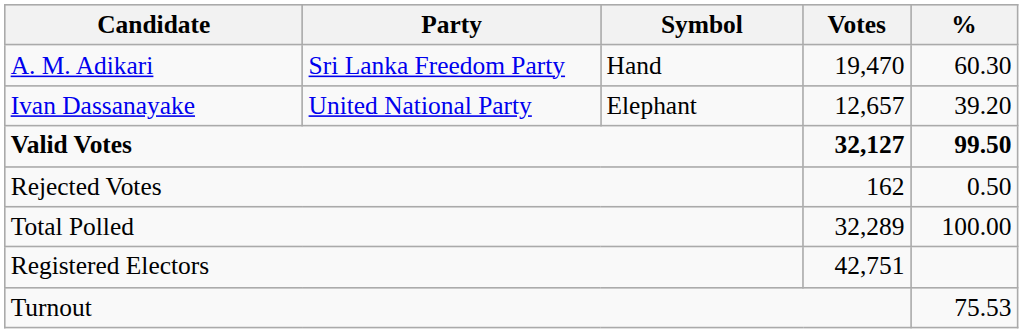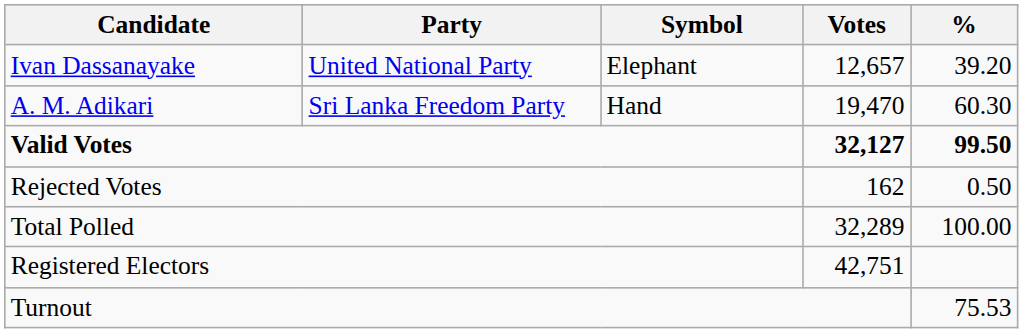rows swapped: (82, 65) <-> (103, 105)
